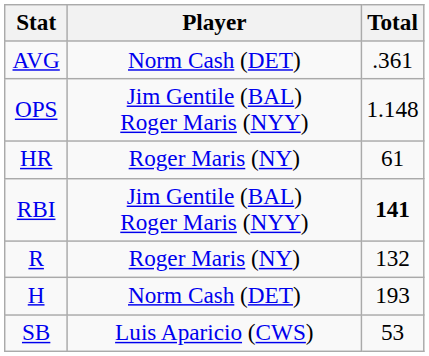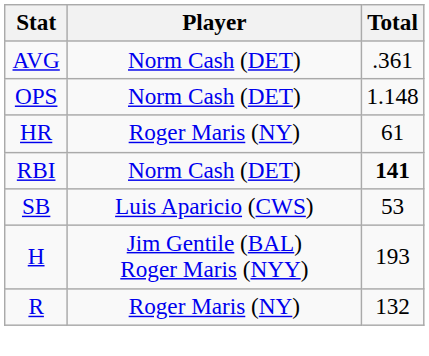(214, 109) Jim Gentile (BAL) Roger Maris (NYY) -> (214, 96) Norm Cash (DET)
(214, 209) Jim Gentile (BAL) Roger Maris (NYY) -> (214, 170) Norm Cash (DET)
rows swapped: (36, 259) <-> (36, 332)
(214, 295) Norm Cash (DET) -> (214, 256) Jim Gentile (BAL) Roger Maris (NYY)
